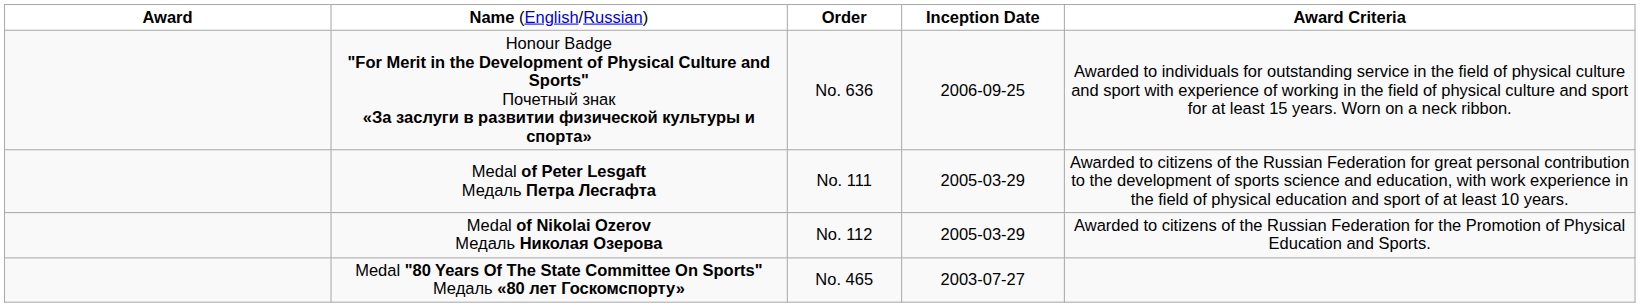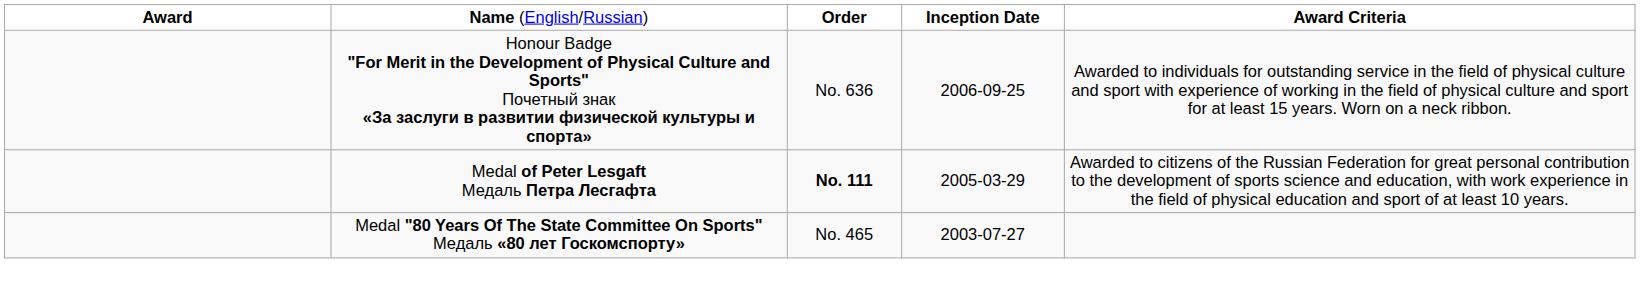(844, 181) normal -> (844, 181) bold
- row: (559, 235)
